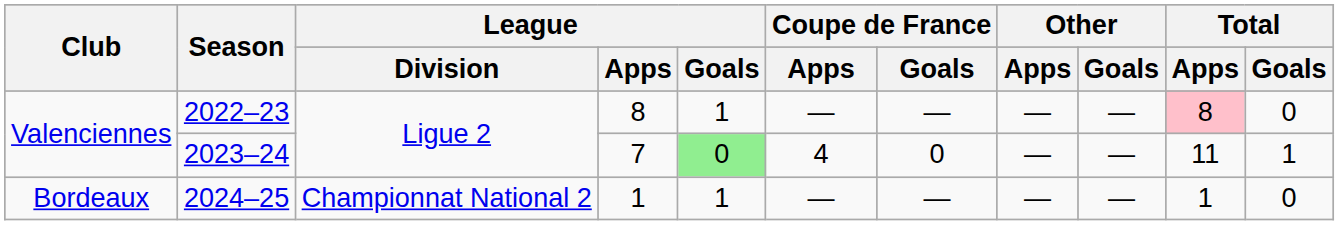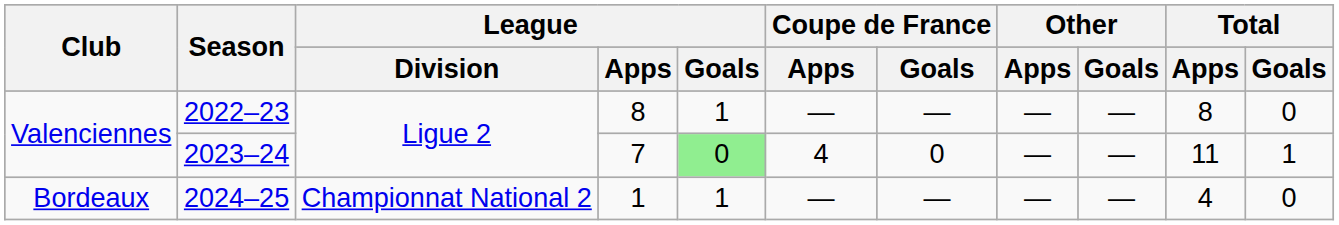(1205, 111) pink background -> (1205, 111) no background
(1205, 197) 1 -> (1205, 197) 4
